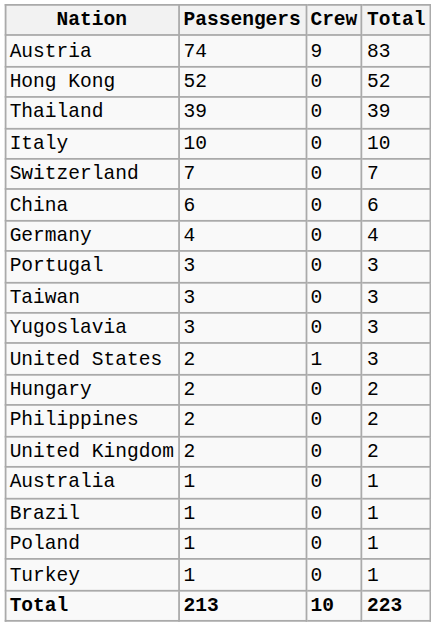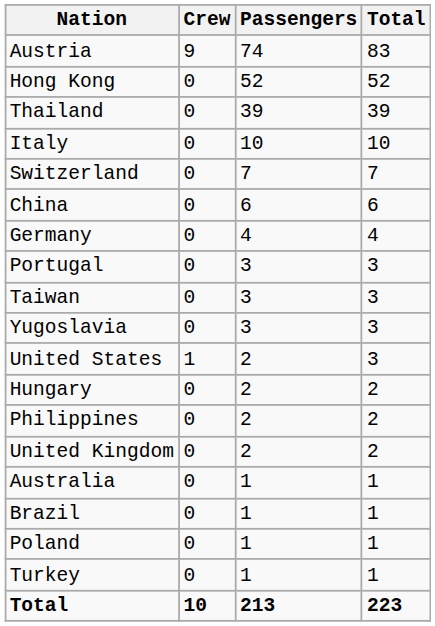columns swapped: (242, 20) <-> (334, 20)
